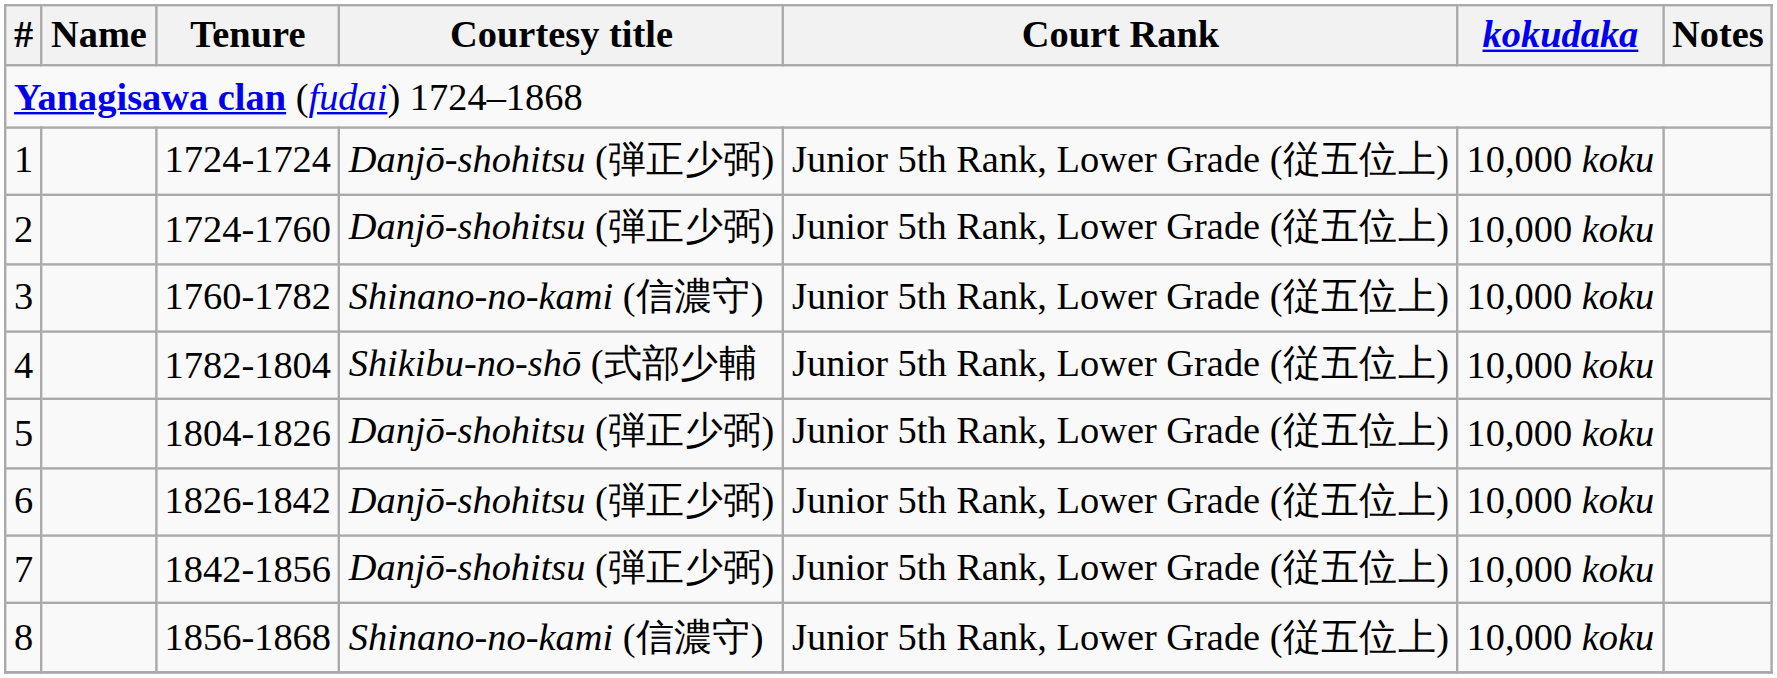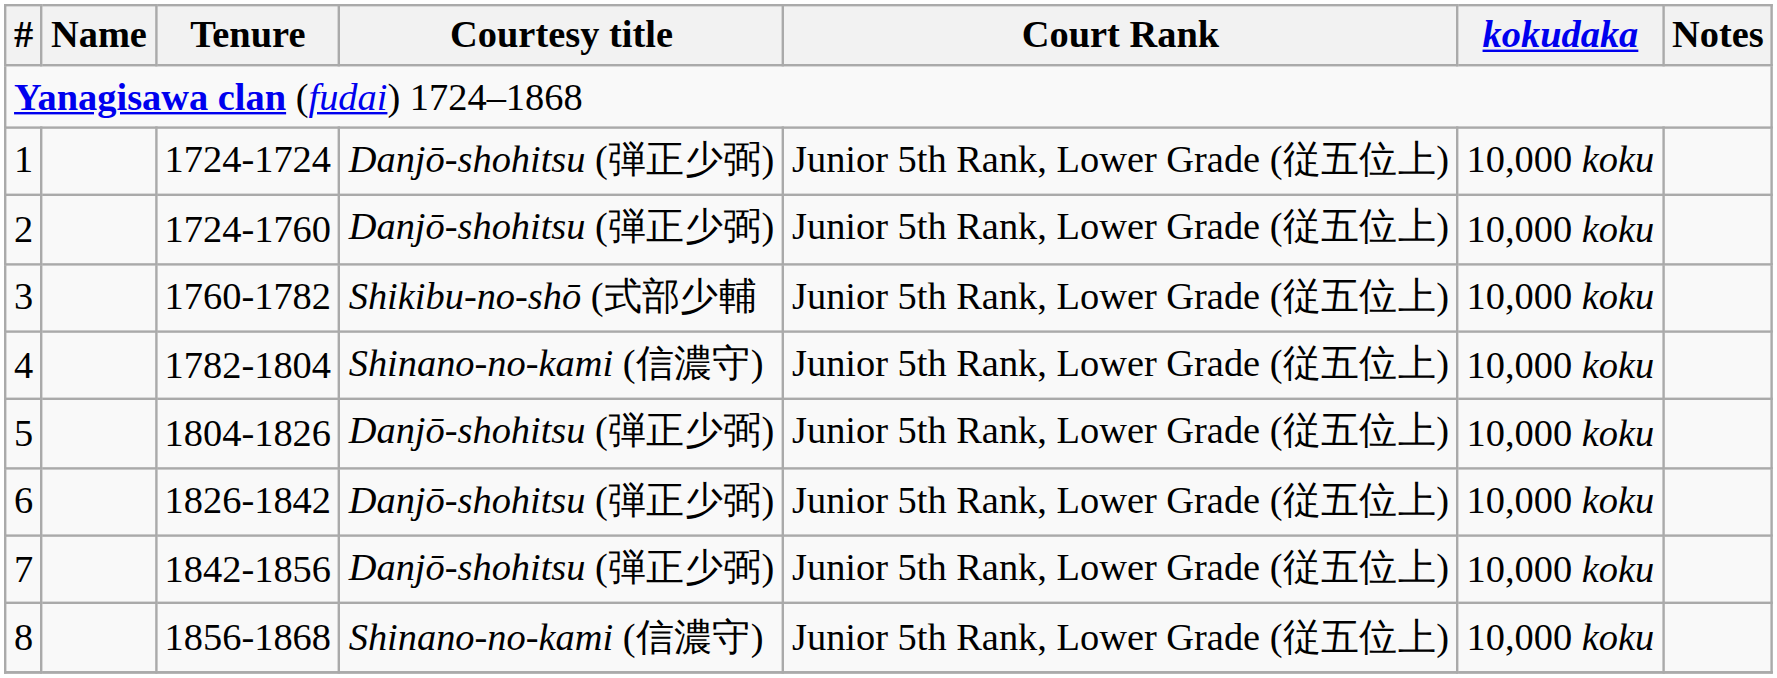(556, 295) Shinano-no-kami (信濃守) -> (553, 295) Shikibu-no-shō (式部少輔
(553, 363) Shikibu-no-shō (式部少輔 -> (556, 363) Shinano-no-kami (信濃守)
